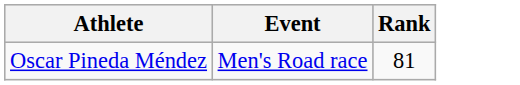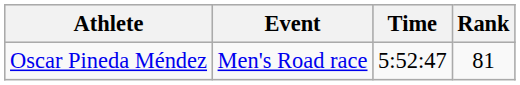+ column: (412, 23)
